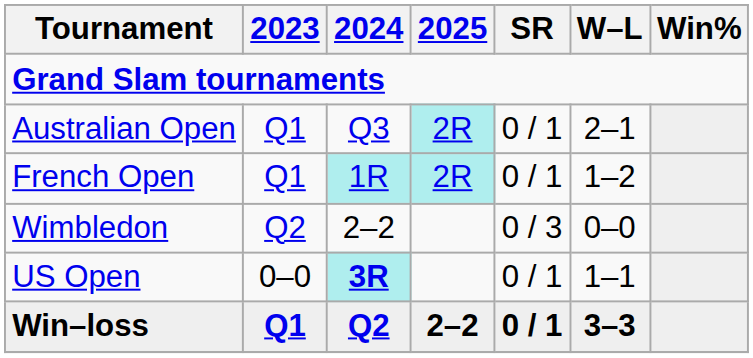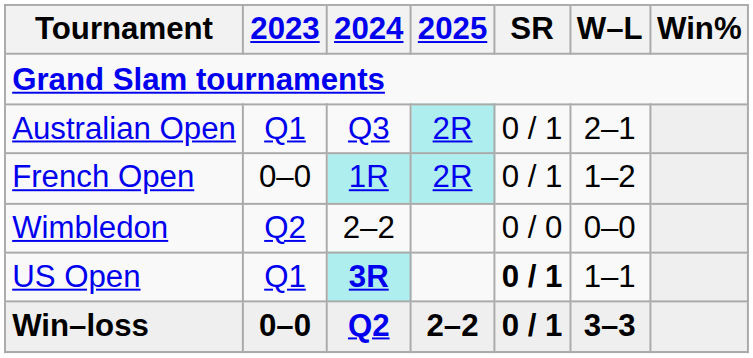(285, 177) Q1 -> (285, 177) 0–0
(532, 227) 0 / 3 -> (532, 227) 0 / 0
(285, 276) 0–0 -> (285, 276) Q1
(532, 276) normal -> (532, 276) bold
(285, 326) Q1 -> (285, 326) 0–0
